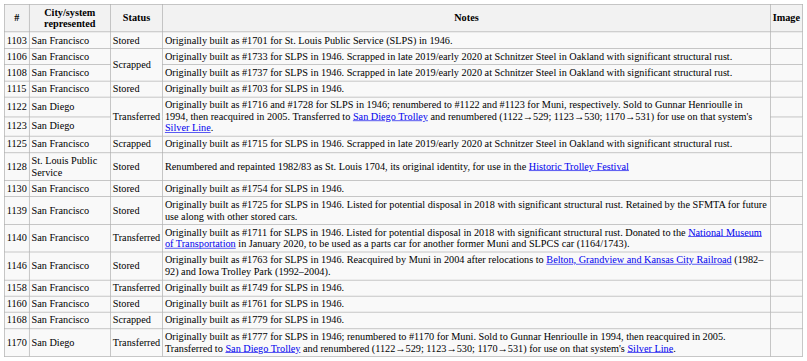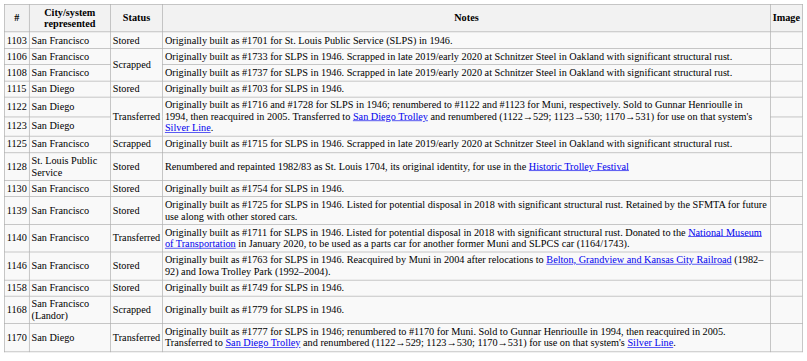(60, 89) San Francisco -> (53, 89) San Diego
(136, 288) Transferred -> (126, 288) Stored
- row: (17, 304)
(60, 320) San Francisco -> (60, 310) San Francisco (Landor)
